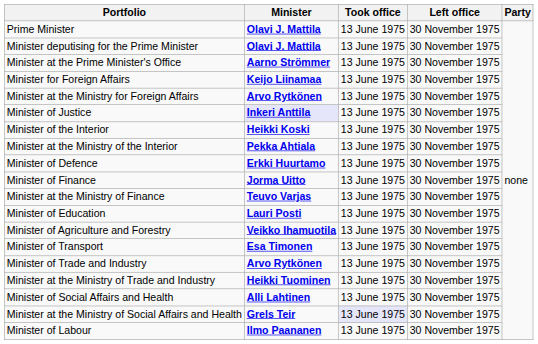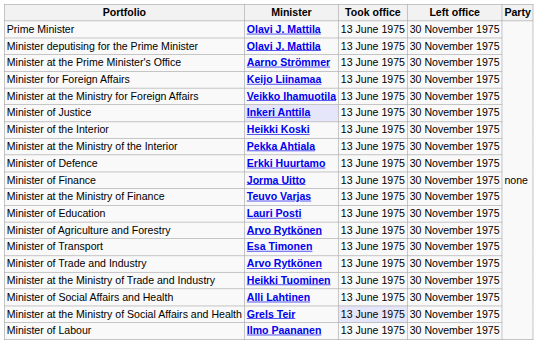(284, 96) Arvo Rytkönen -> (291, 96) Veikko Ihamuotila
(291, 230) Veikko Ihamuotila -> (284, 230) Arvo Rytkönen
